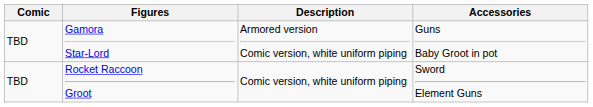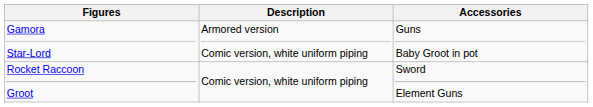- column: (33, 12)
